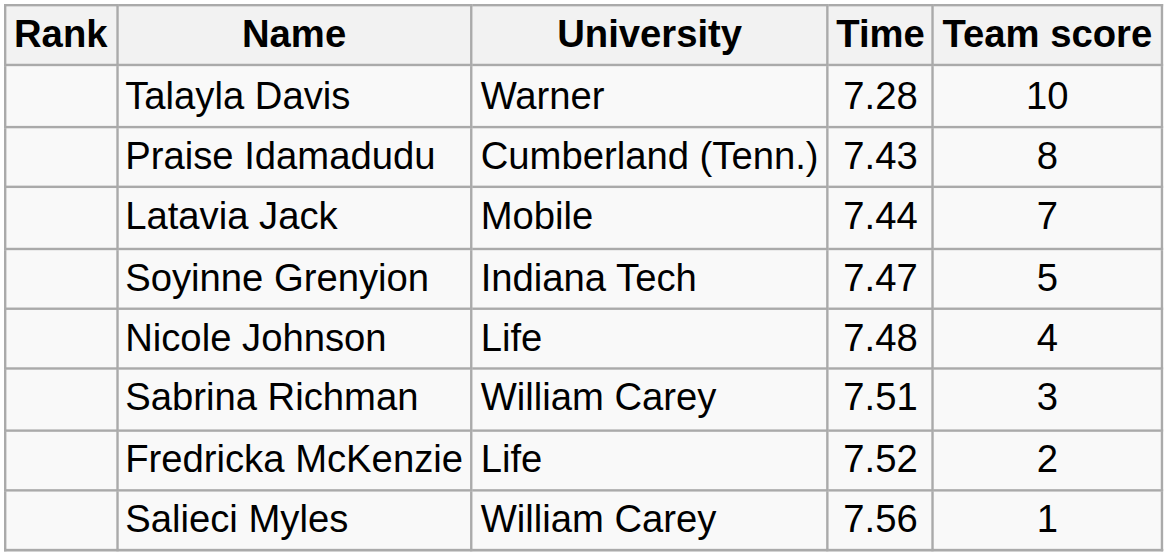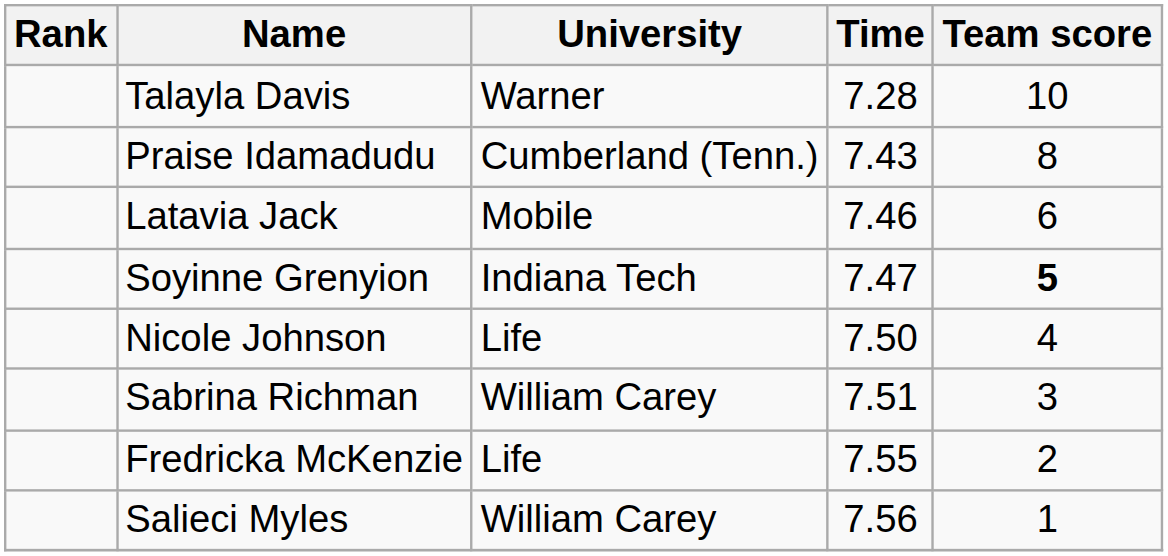(881, 216) 7.44 -> (881, 216) 7.46
(1047, 216) 7 -> (1047, 216) 6
(1047, 277) normal -> (1047, 277) bold
(881, 338) 7.48 -> (881, 338) 7.50
(881, 459) 7.52 -> (881, 459) 7.55
